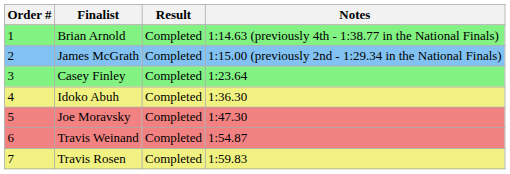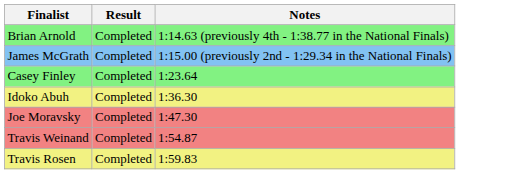- column: (29, 14)
